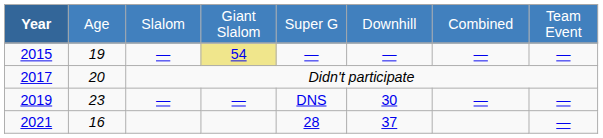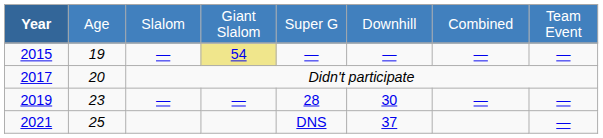(311, 100) DNS -> (311, 100) 28
(97, 122) 16 -> (97, 122) 25
(311, 122) 28 -> (311, 122) DNS
